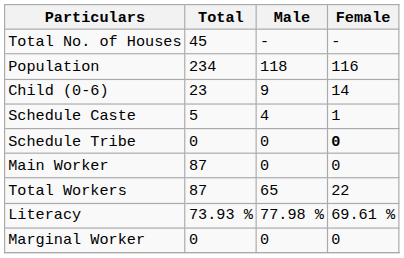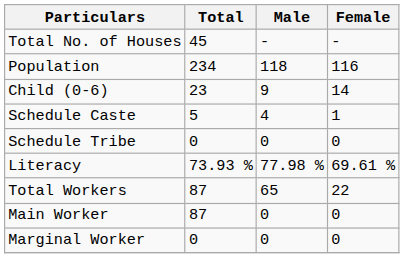(336, 141) bold -> (336, 141) normal
rows swapped: (45, 215) <-> (58, 166)
